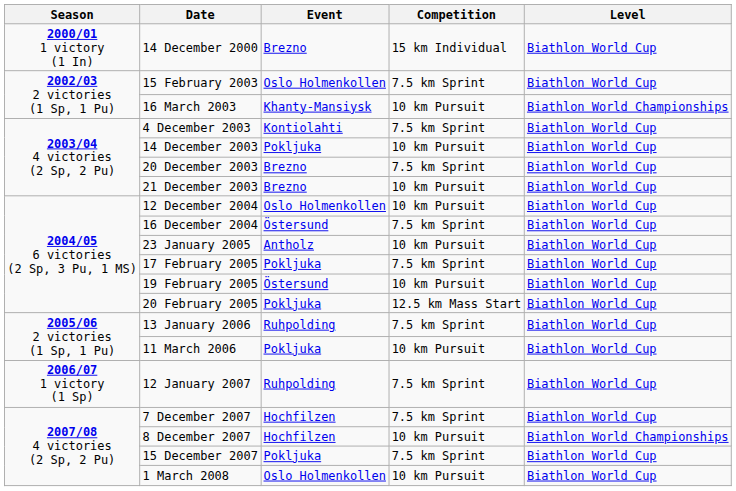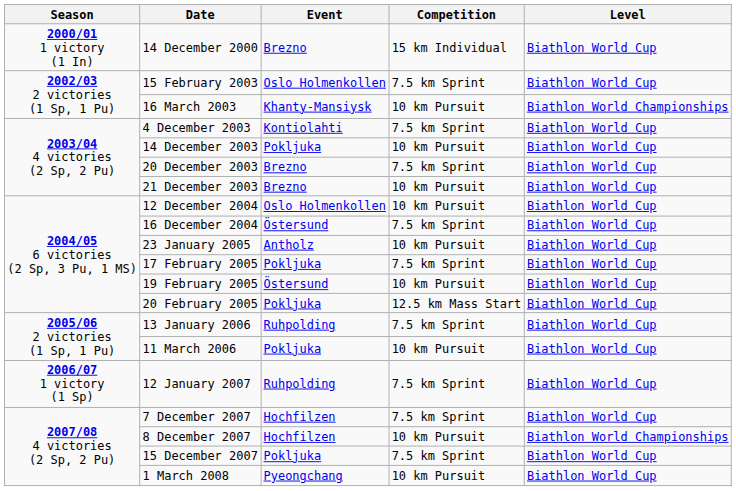(325, 475) Oslo Holmenkollen -> (303, 475) Pyeongchang
